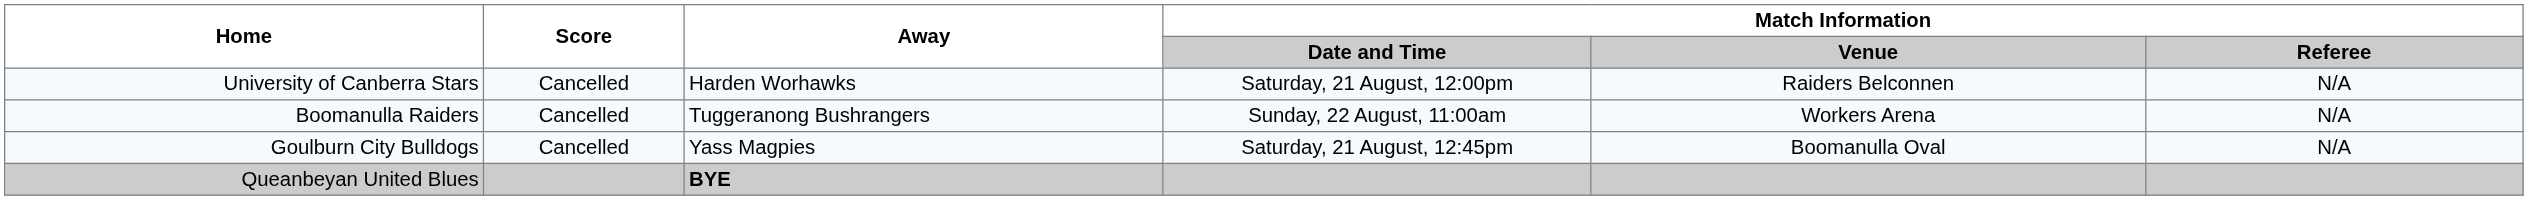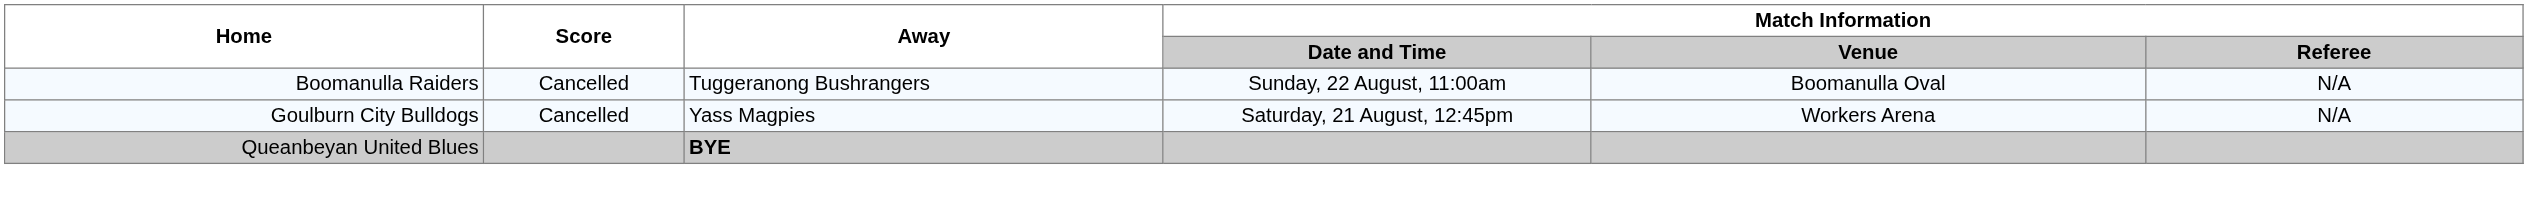- row: (351, 83)
(1868, 115) Workers Arena -> (1868, 83) Boomanulla Oval
(1868, 147) Boomanulla Oval -> (1868, 115) Workers Arena
